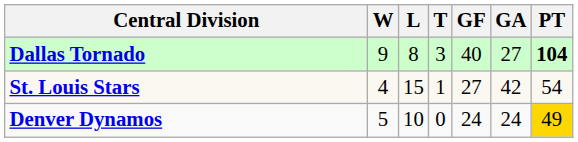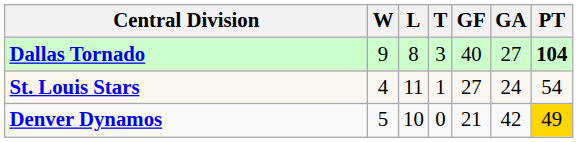(413, 86) 15 -> (413, 86) 11
(511, 86) 42 -> (511, 86) 24
(471, 119) 24 -> (471, 119) 21
(511, 119) 24 -> (511, 119) 42
